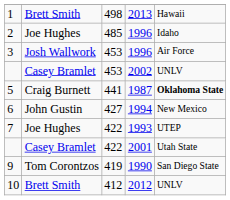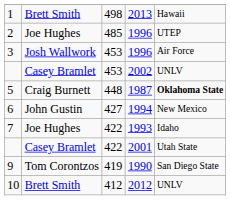(168, 33) Idaho -> (169, 33) UTEP
(113, 90) 441 -> (113, 90) 448
(169, 128) UTEP -> (168, 128) Idaho
